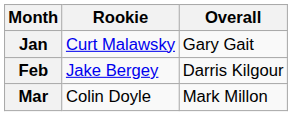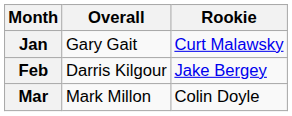columns swapped: (233, 17) <-> (120, 17)
